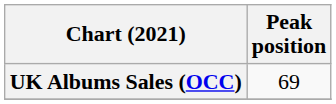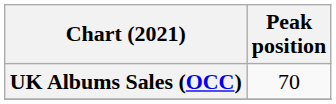(289, 81) 69 -> (289, 81) 70
